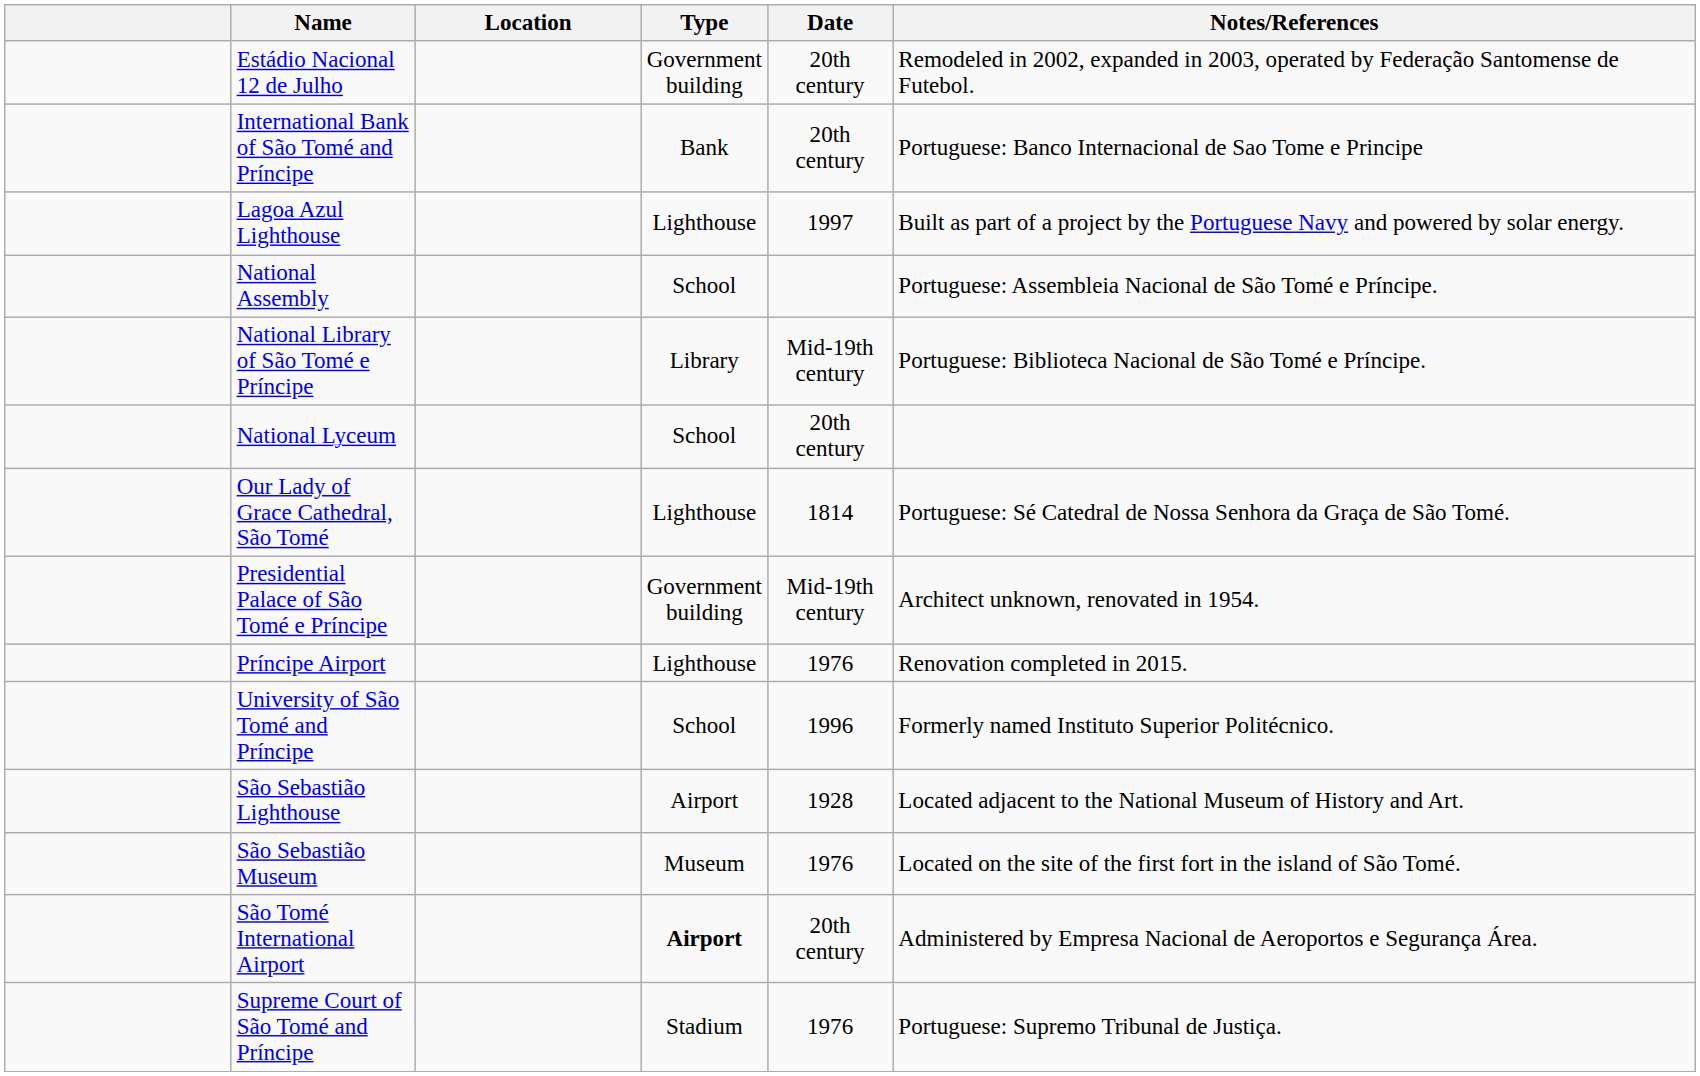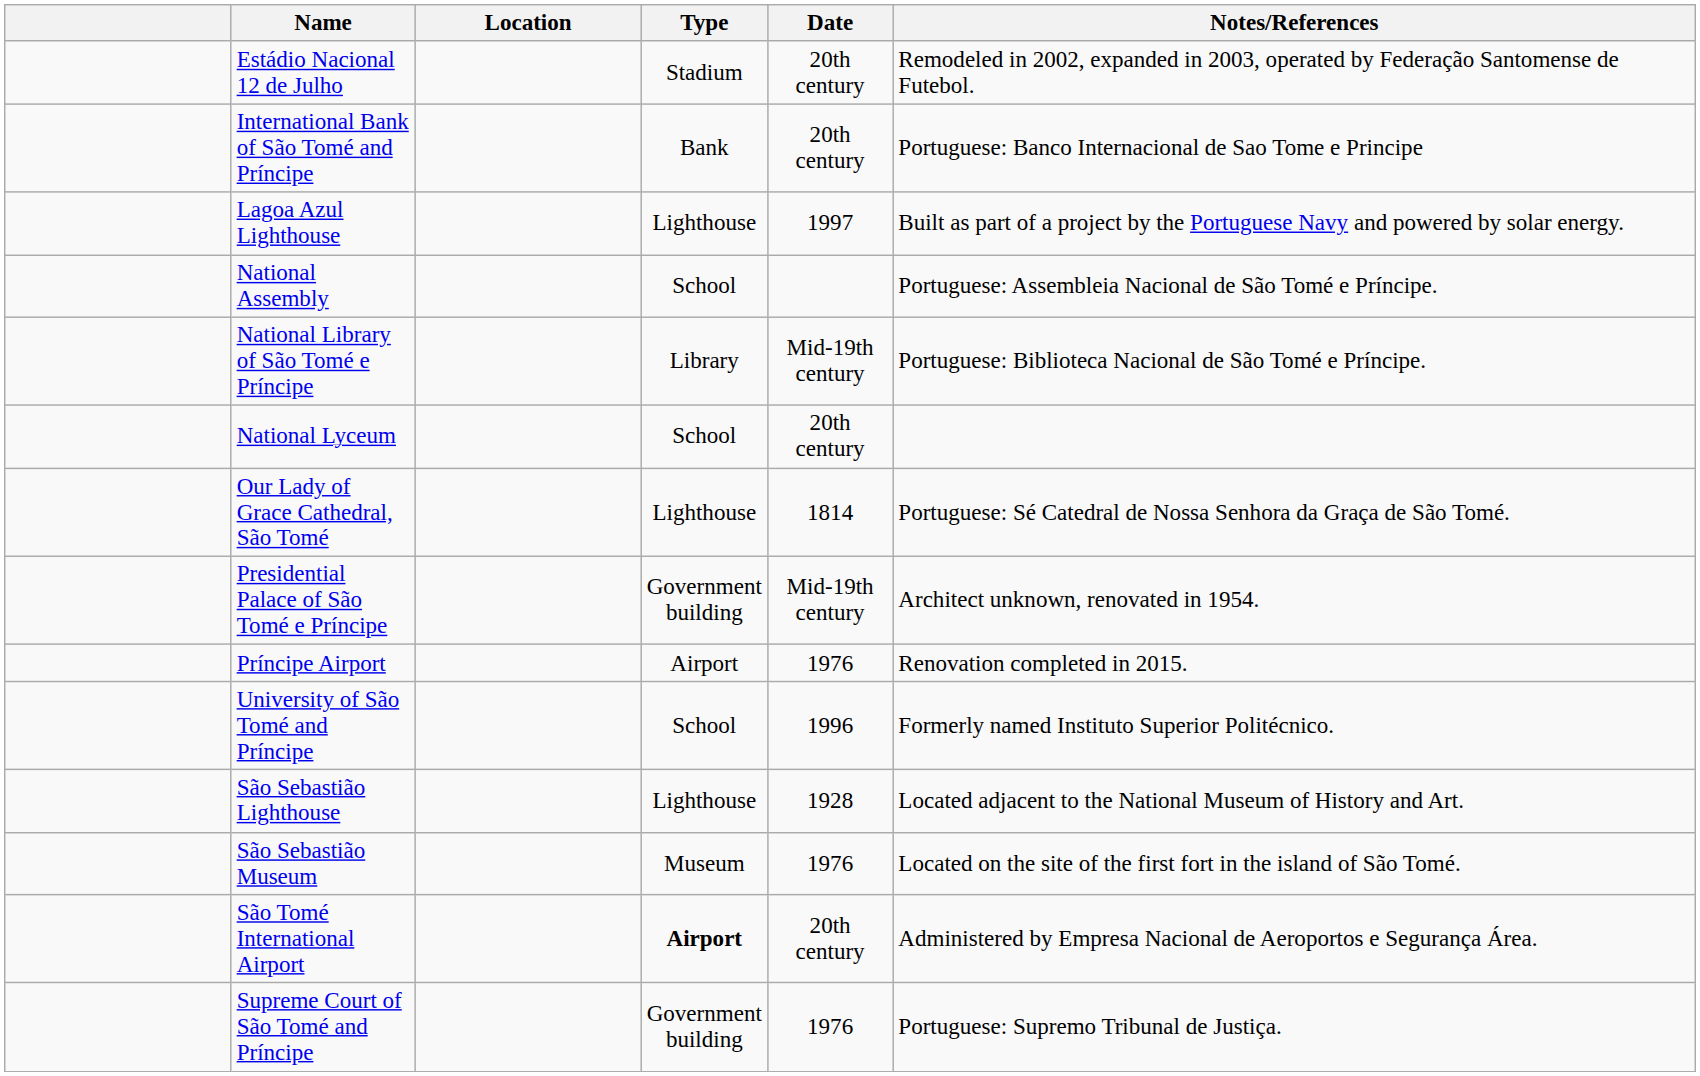(704, 72) Government building -> (704, 72) Stadium
(704, 662) Lighthouse -> (704, 662) Airport
(704, 800) Airport -> (704, 800) Lighthouse
(704, 1026) Stadium -> (704, 1026) Government building
